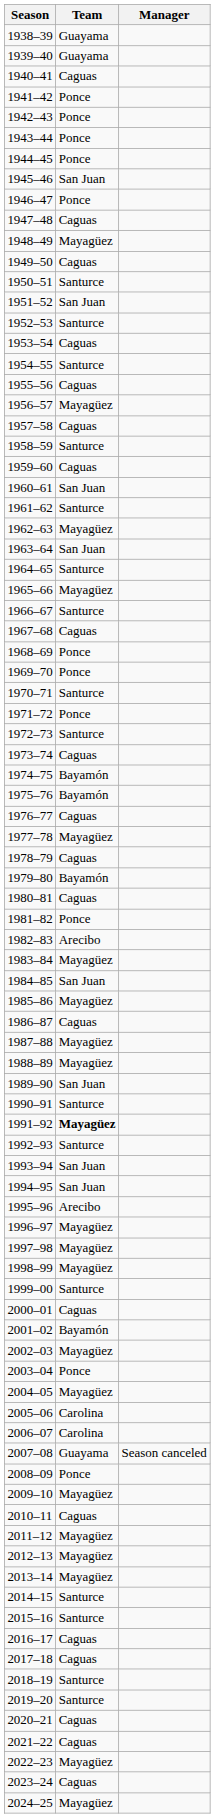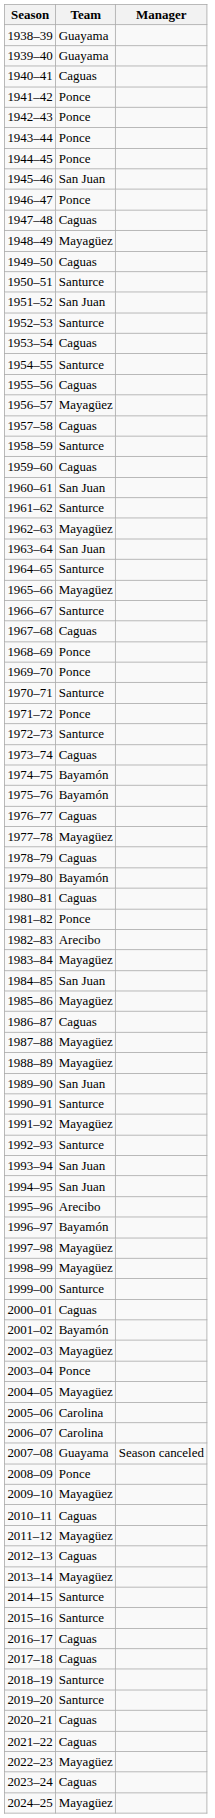(87, 1124) bold -> (86, 1124) normal
(86, 1227) Mayagüez -> (84, 1227) Bayamón
(86, 1556) Mayagüez -> (78, 1556) Caguas
